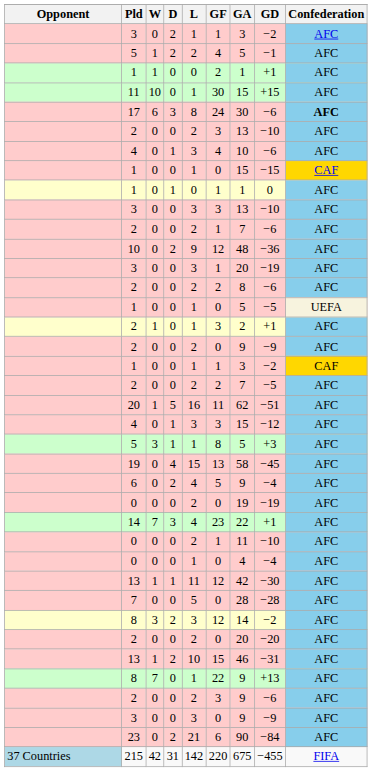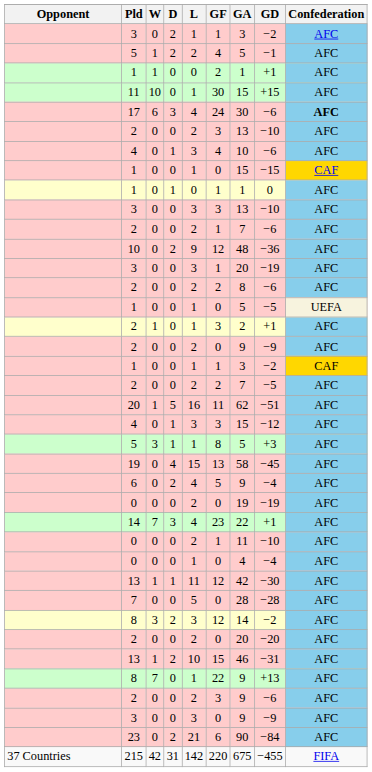(194, 111) 8 -> (194, 111) 4
(39, 756) lightblue background -> (39, 756) no background
